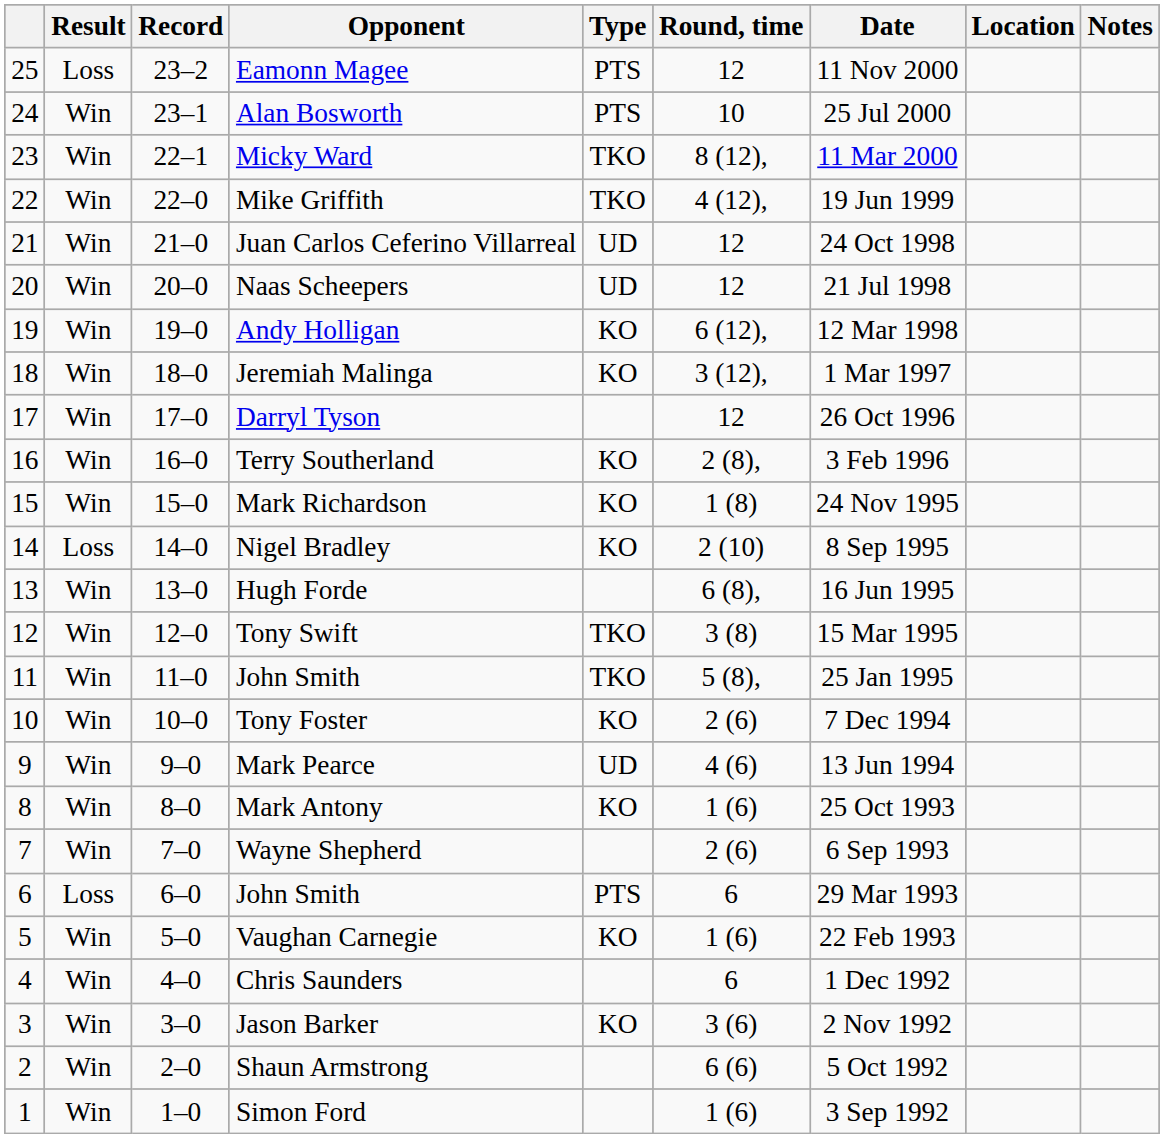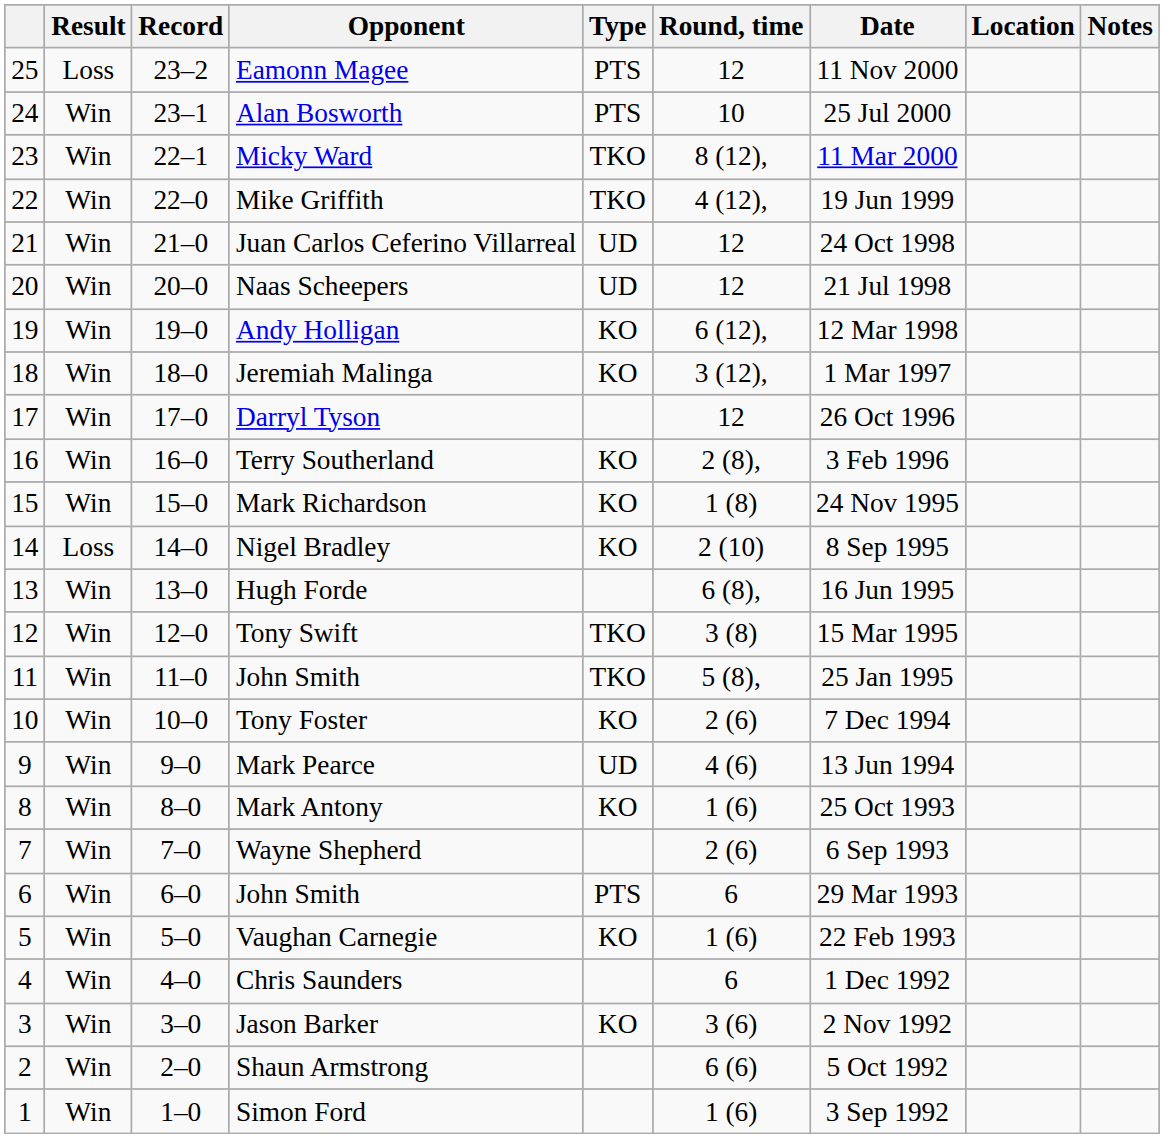(88, 894) Loss -> (88, 894) Win
